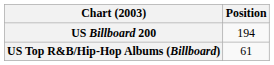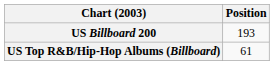(246, 32) 194 -> (246, 32) 193
